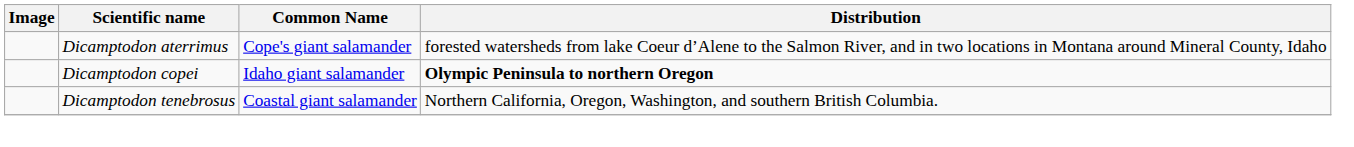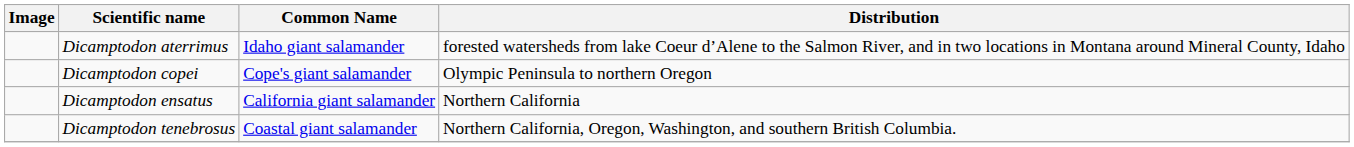(327, 45) Cope's giant salamander -> (324, 45) Idaho giant salamander
(324, 73) Idaho giant salamander -> (327, 73) Cope's giant salamander
(569, 73) bold -> (577, 73) normal
+ row: (138, 100)
